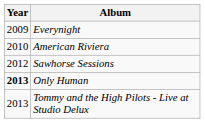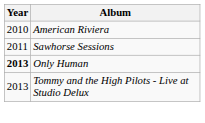- row: (57, 30)
(18, 64) 2012 -> (17, 47) 2011
